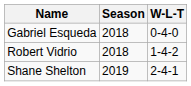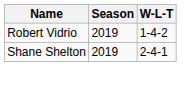- row: (52, 33)
(115, 52) 2018 -> (105, 33) 2019
